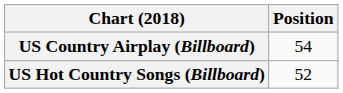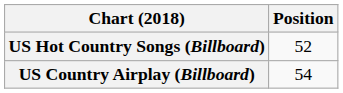rows swapped: (137, 46) <-> (137, 74)
